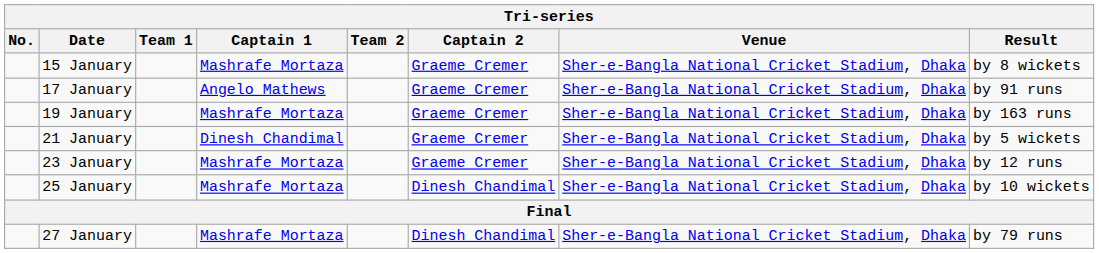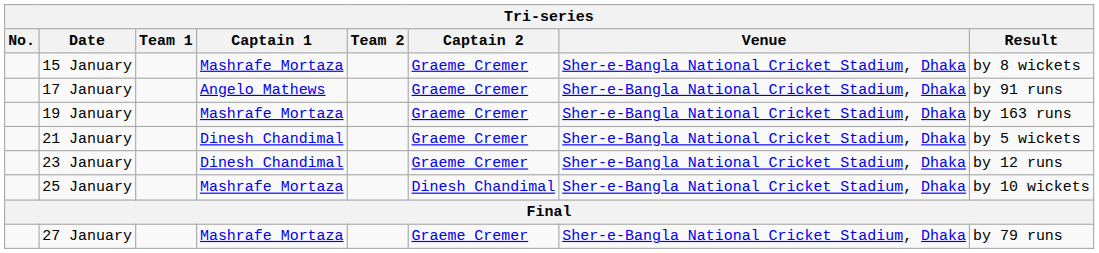(272, 163) Mashrafe Mortaza -> (272, 163) Dinesh Chandimal
(483, 236) Dinesh Chandimal -> (470, 236) Graeme Cremer
